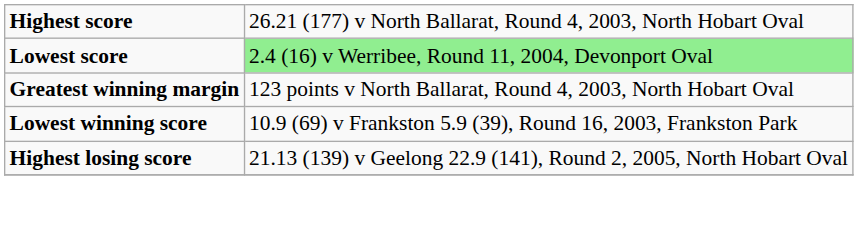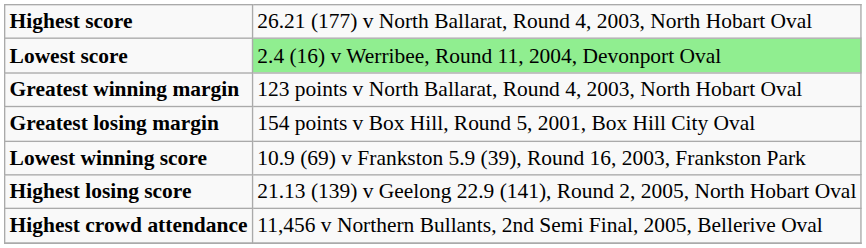+ row: (114, 123)
+ row: (129, 225)
